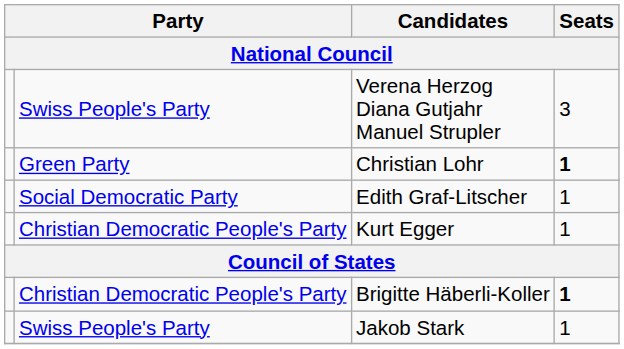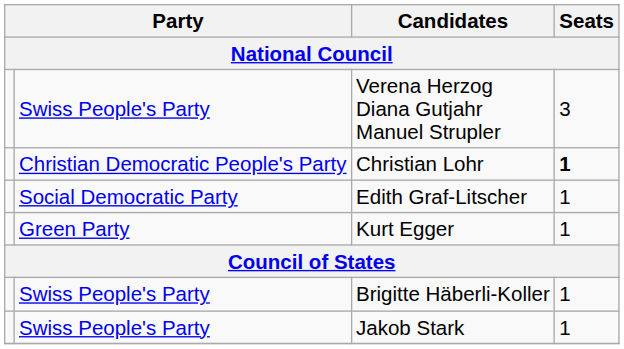(74, 164) Green Party -> (183, 164) Christian Democratic People's Party
(183, 229) Christian Democratic People's Party -> (74, 229) Green Party
(183, 294) Christian Democratic People's Party -> (114, 294) Swiss People's Party
(565, 294) bold -> (565, 294) normal
